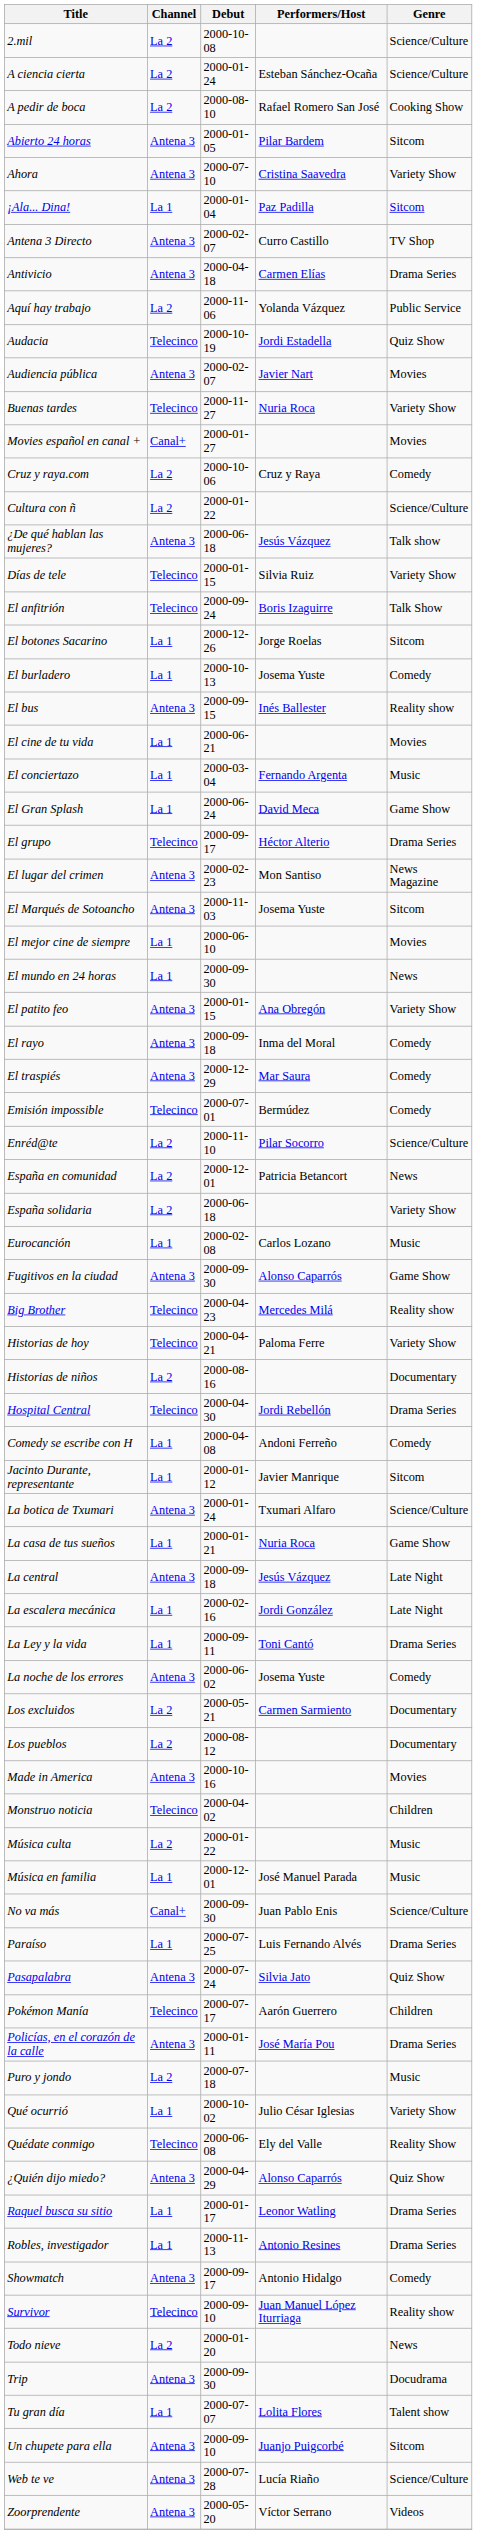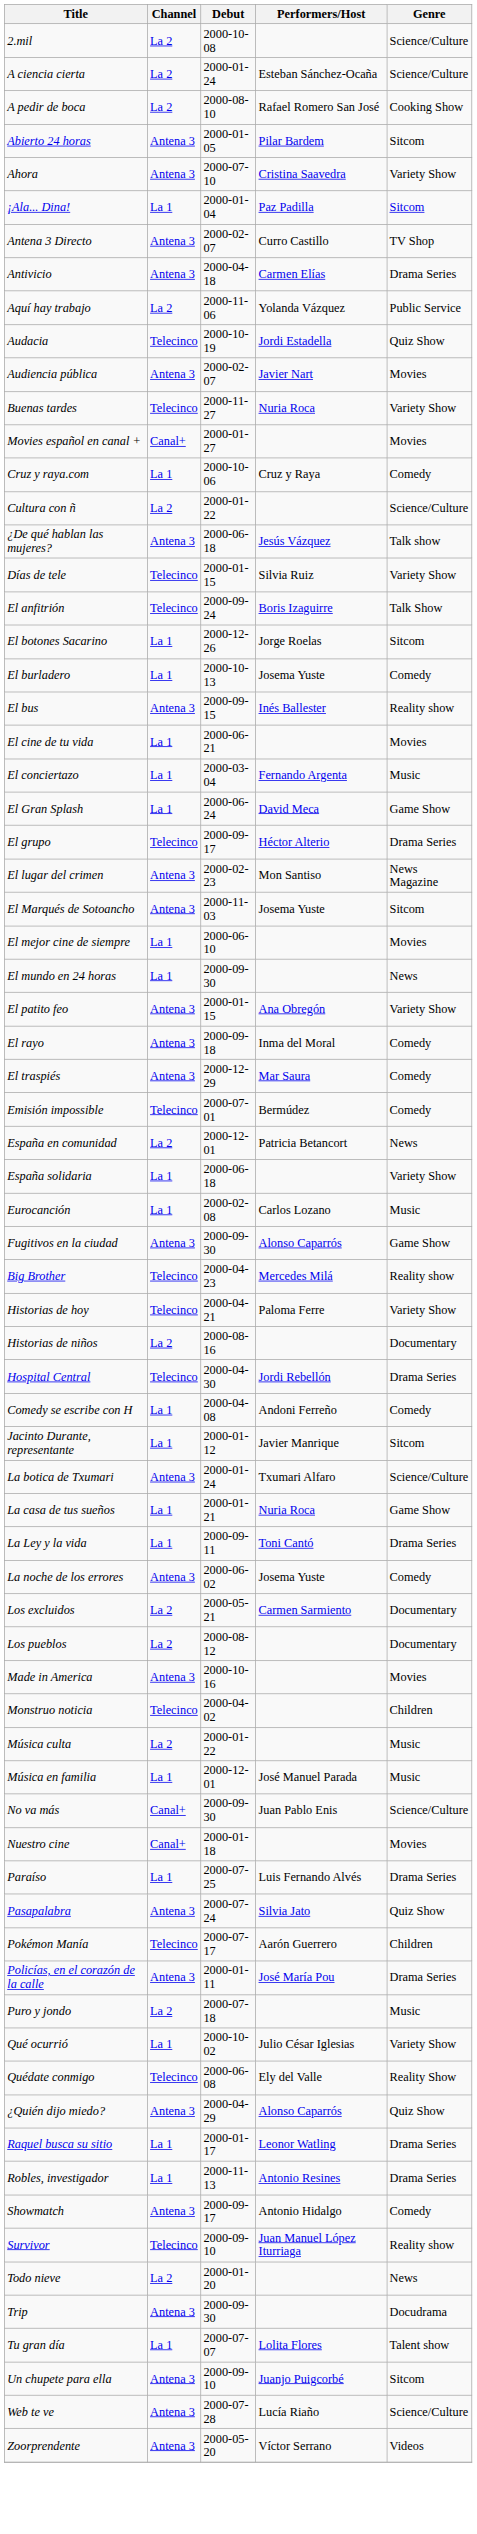(161, 474) La 2 -> (161, 474) La 1
- row: (32, 1142)
(161, 1209) La 2 -> (161, 1176) La 1
- row: (33, 1577)
- row: (61, 1610)
+ row: (38, 1844)
